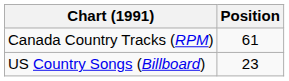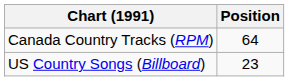(250, 40) 61 -> (250, 40) 64
